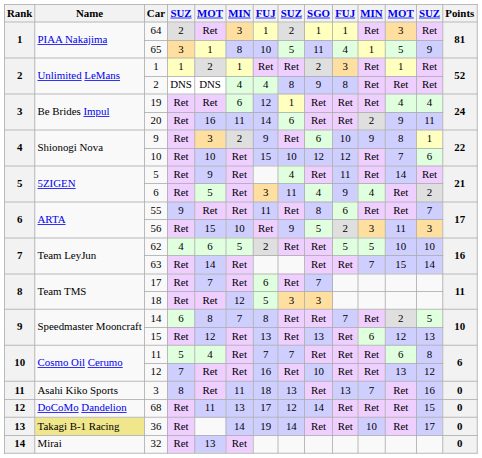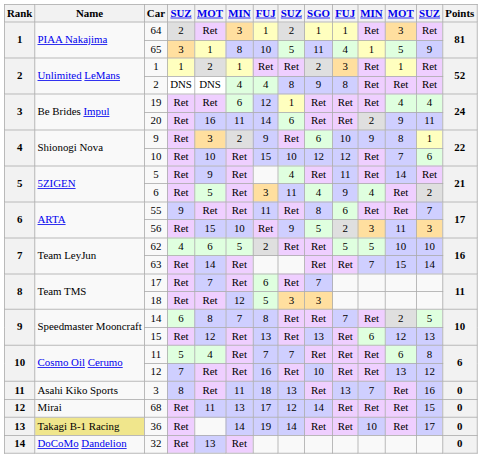(82, 407) DoCoMo Dandelion -> (50, 407) Mirai
(50, 443) Mirai -> (82, 443) DoCoMo Dandelion
